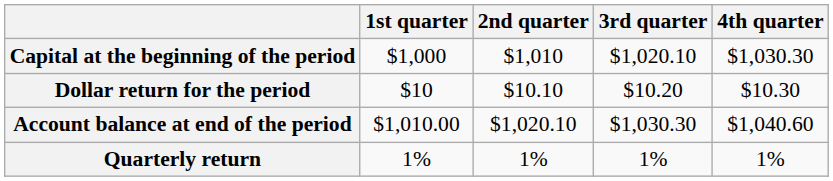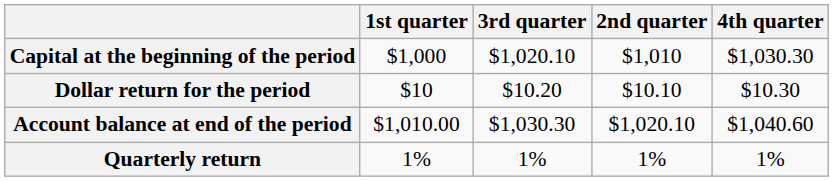columns swapped: (533, 21) <-> (653, 21)
